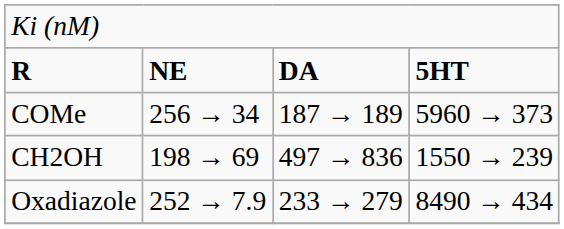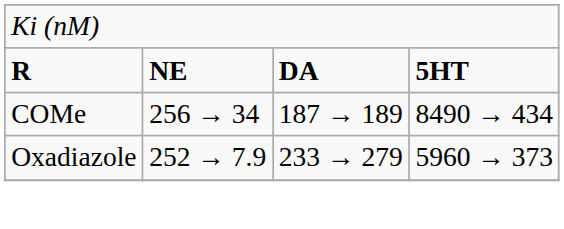(484, 113) 5960 → 373 -> (484, 113) 8490 → 434
- row: (57, 157)
(484, 200) 8490 → 434 -> (484, 157) 5960 → 373
